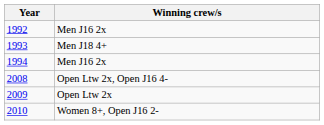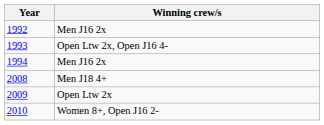(82, 45) Men J18 4+ -> (112, 45) Open Ltw 2x, Open J16 4-
(112, 78) Open Ltw 2x, Open J16 4- -> (82, 78) Men J18 4+
